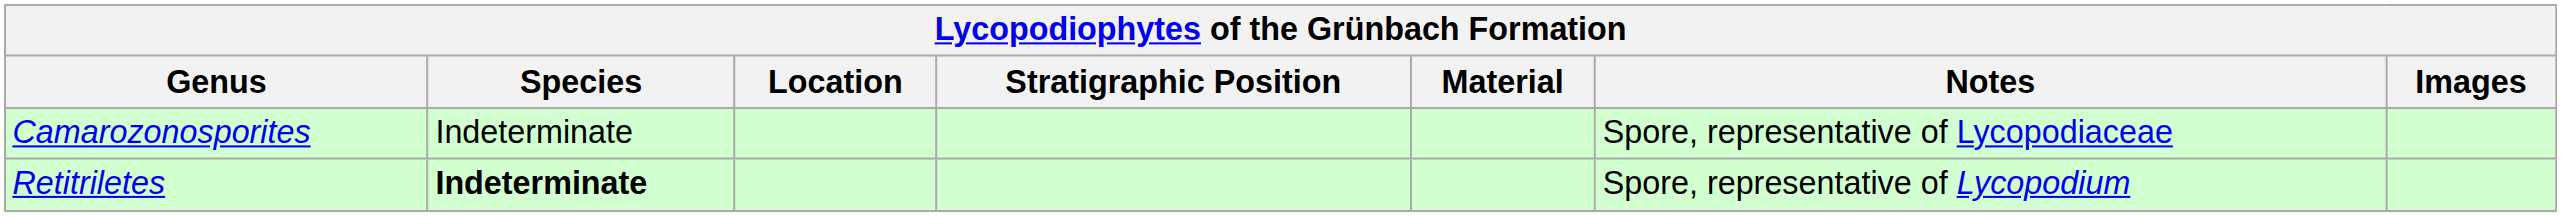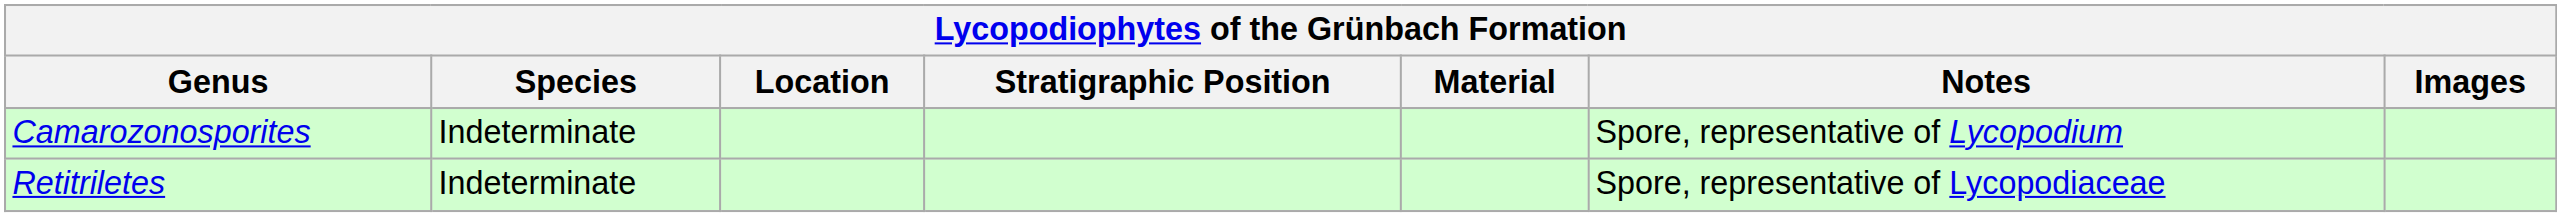(1888, 132) Spore, representative of Lycopodiaceae -> (1859, 132) Spore, representative of Lycopodium
(541, 183) bold -> (537, 183) normal
(1867, 183) Spore, representative of Lycopodium -> (1880, 183) Spore, representative of Lycopodiaceae
